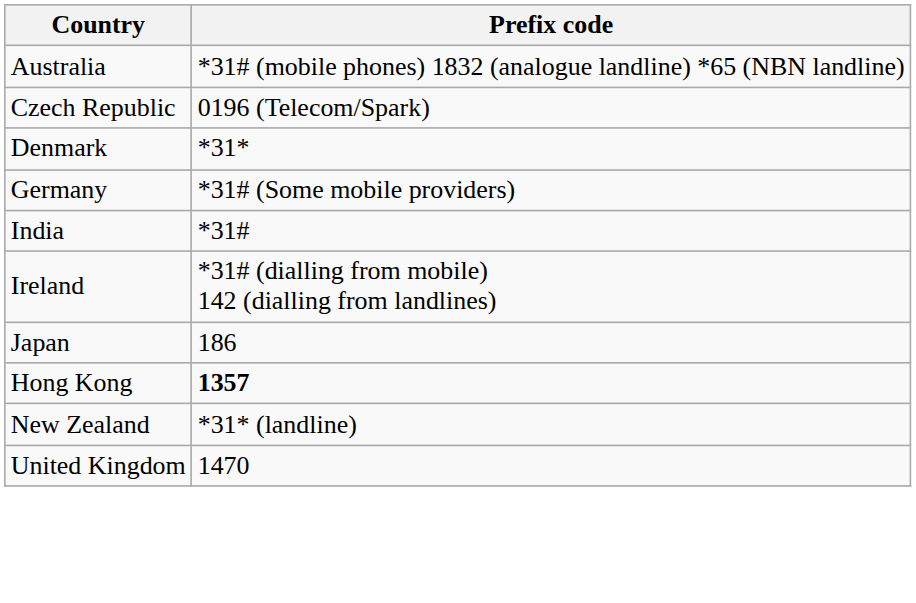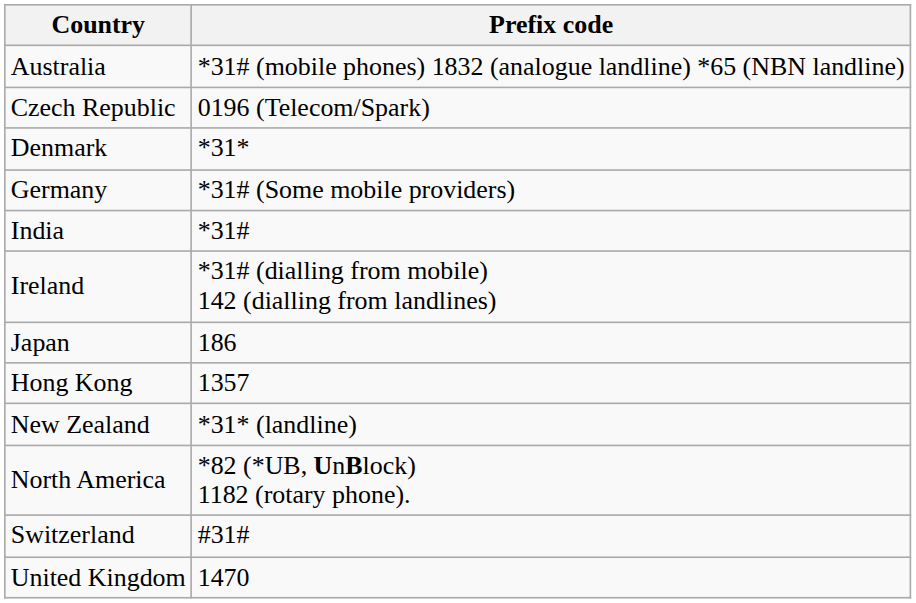(224, 383) bold -> (224, 383) normal
+ row: (88, 479)
+ row: (73, 535)
